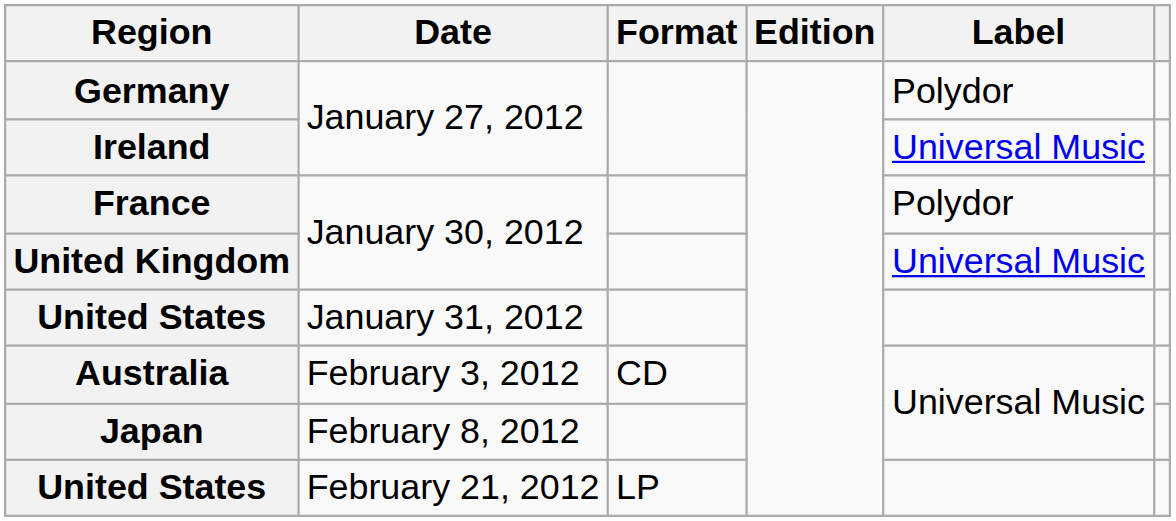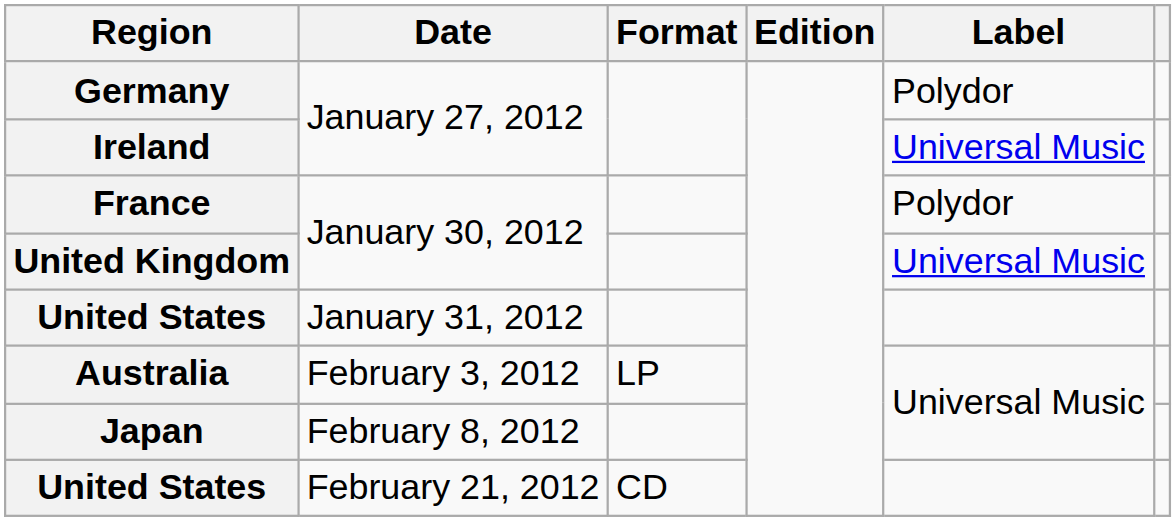(642, 373) CD -> (638, 373) LP
(638, 487) LP -> (642, 487) CD
